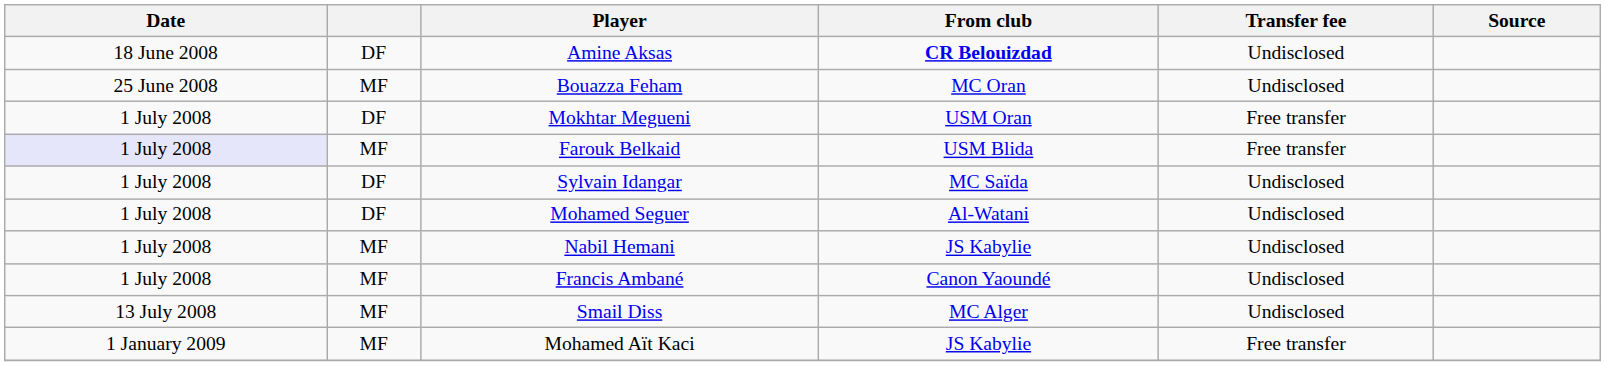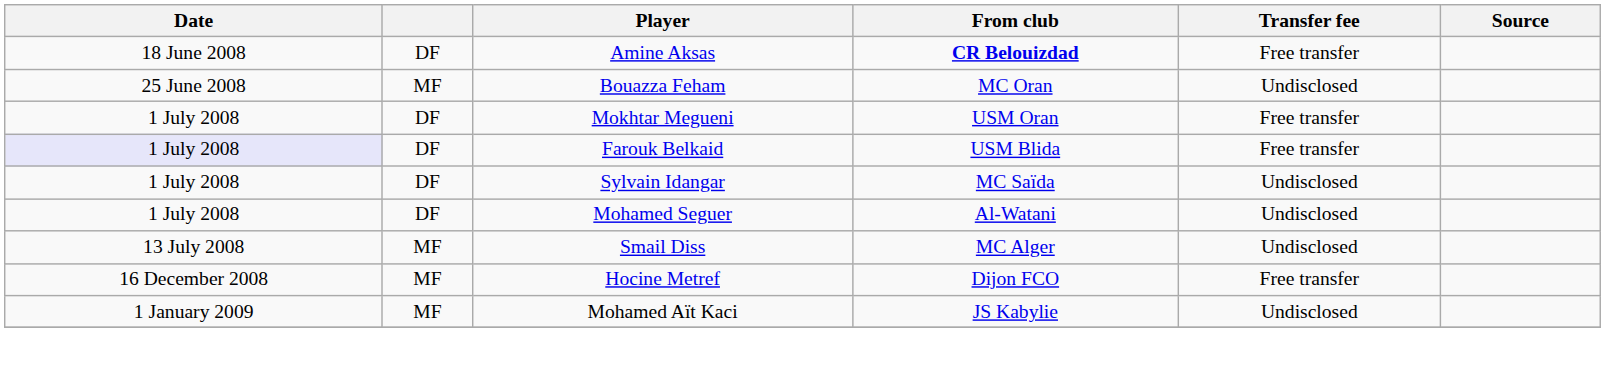(1296, 52) Undisclosed -> (1309, 52) Free transfer
(374, 149) MF -> (427, 149) DF
- row: (620, 246)
- row: (620, 278)
+ row: (663, 278)
(1296, 343) Free transfer -> (1309, 311) Undisclosed
